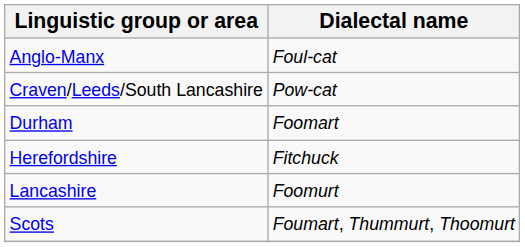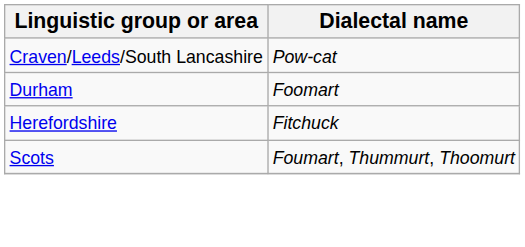- row: (57, 56)
- row: (53, 191)
